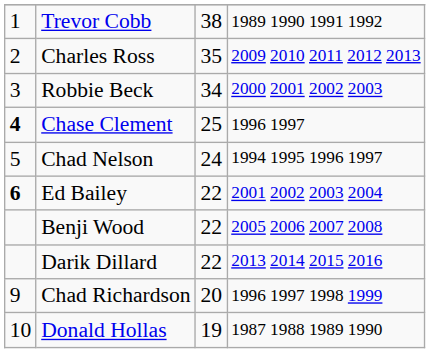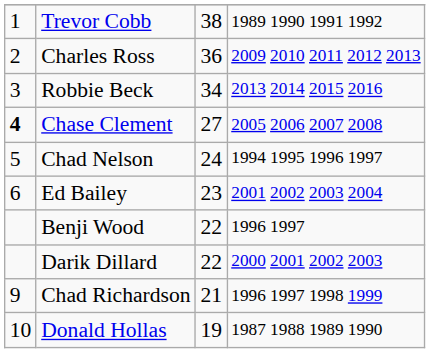(211, 55) 35 -> (211, 55) 36
(307, 90) 2000 2001 2002 2003 -> (307, 90) 2013 2014 2015 2016
(211, 124) 25 -> (211, 124) 27
(268, 124) 1996 1997 -> (307, 124) 2005 2006 2007 2008
(15, 192) bold -> (15, 192) normal
(211, 192) 22 -> (211, 192) 23
(307, 227) 2005 2006 2007 2008 -> (268, 227) 1996 1997
(307, 261) 2013 2014 2015 2016 -> (307, 261) 2000 2001 2002 2003
(211, 295) 20 -> (211, 295) 21
